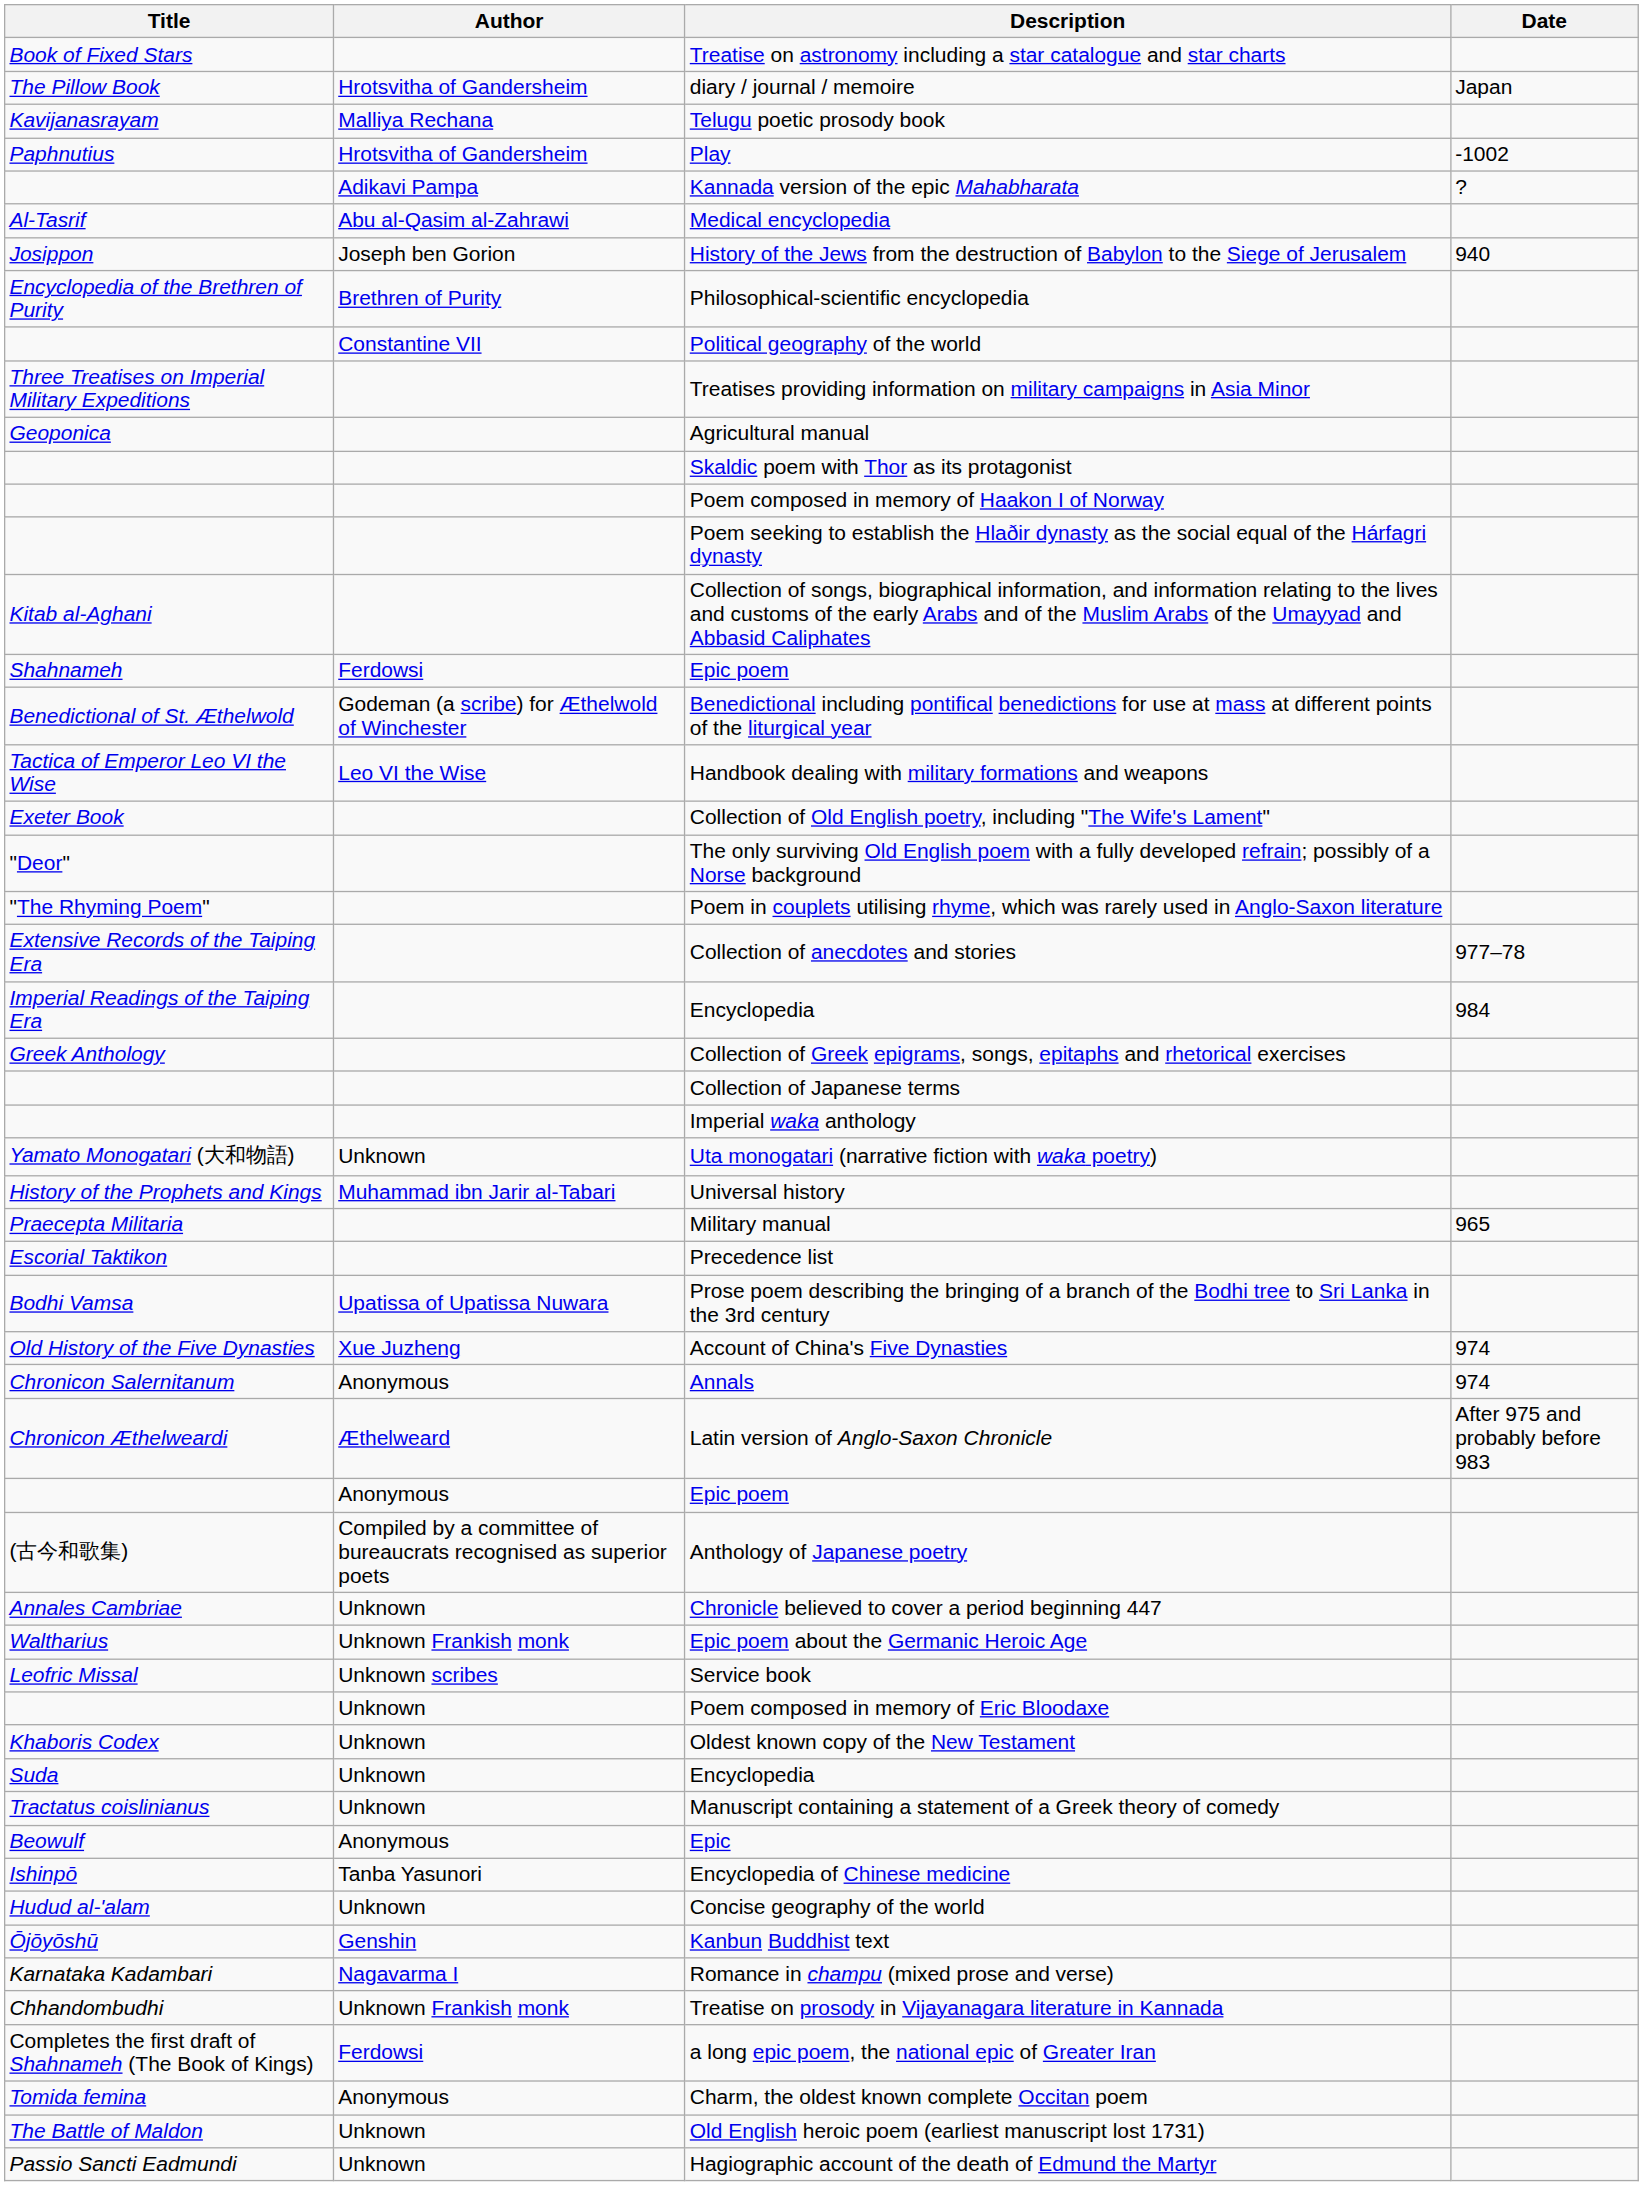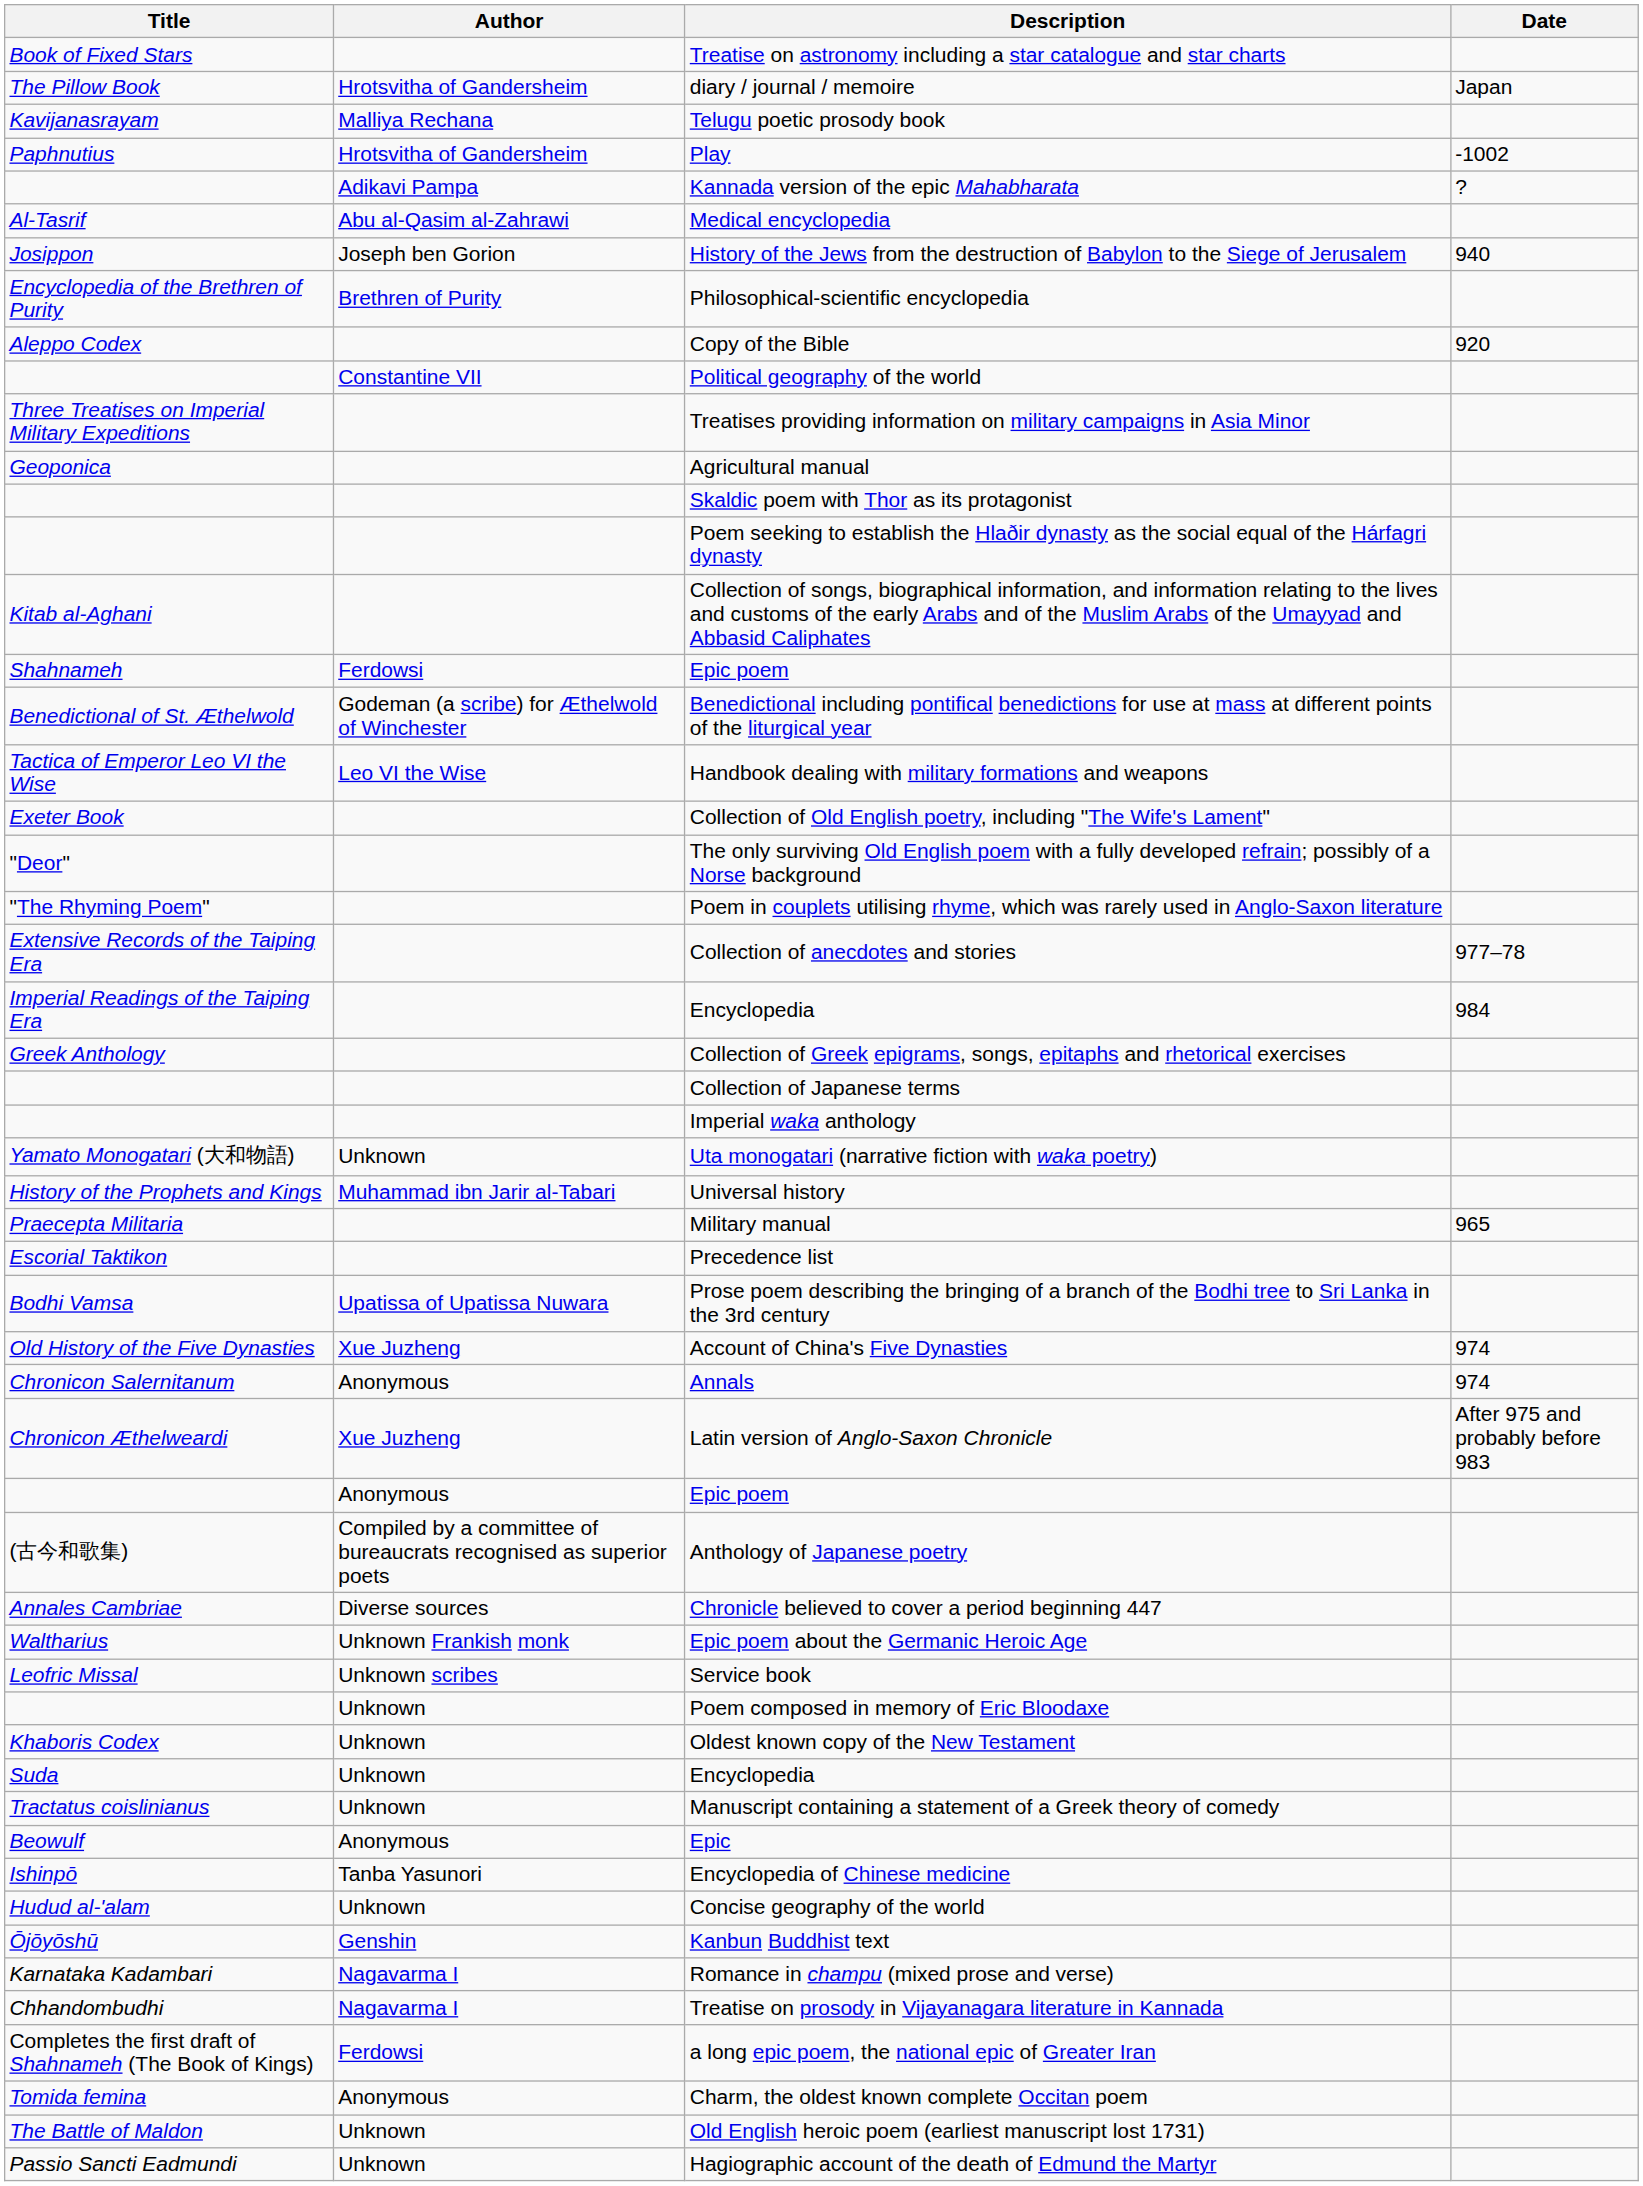+ row: (75, 343)
- row: (169, 501)
(394, 1438) Æthelweard -> (399, 1438) Xue Juzheng
(382, 1608) Unknown -> (413, 1608) Diverse sources
(454, 2007) Unknown Frankish monk -> (398, 2007) Nagavarma I
